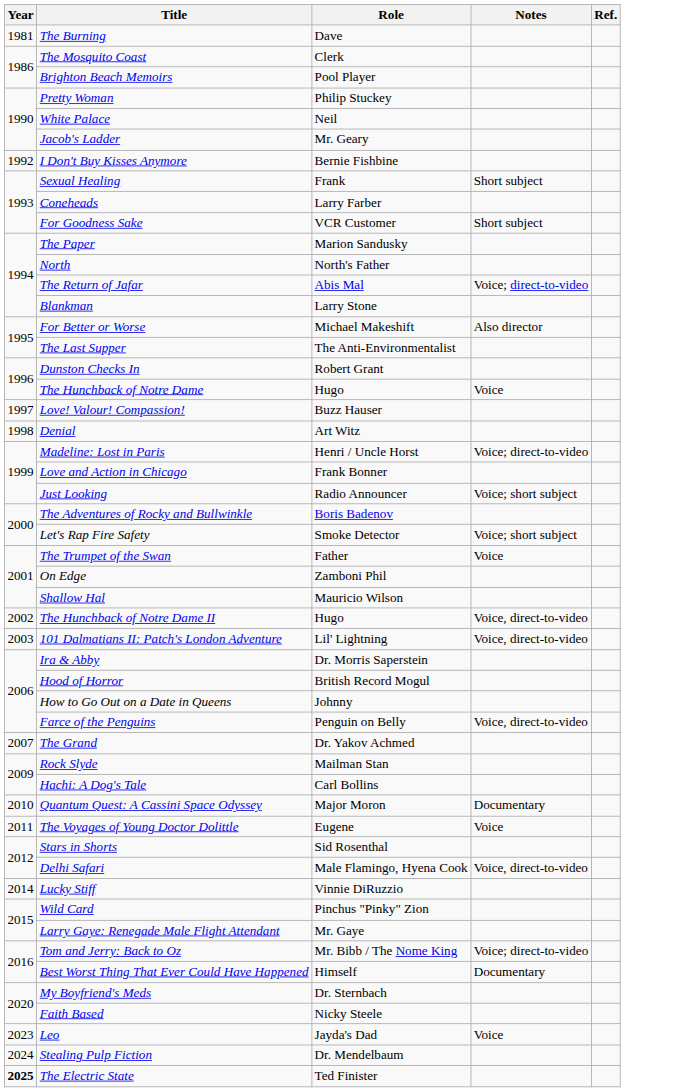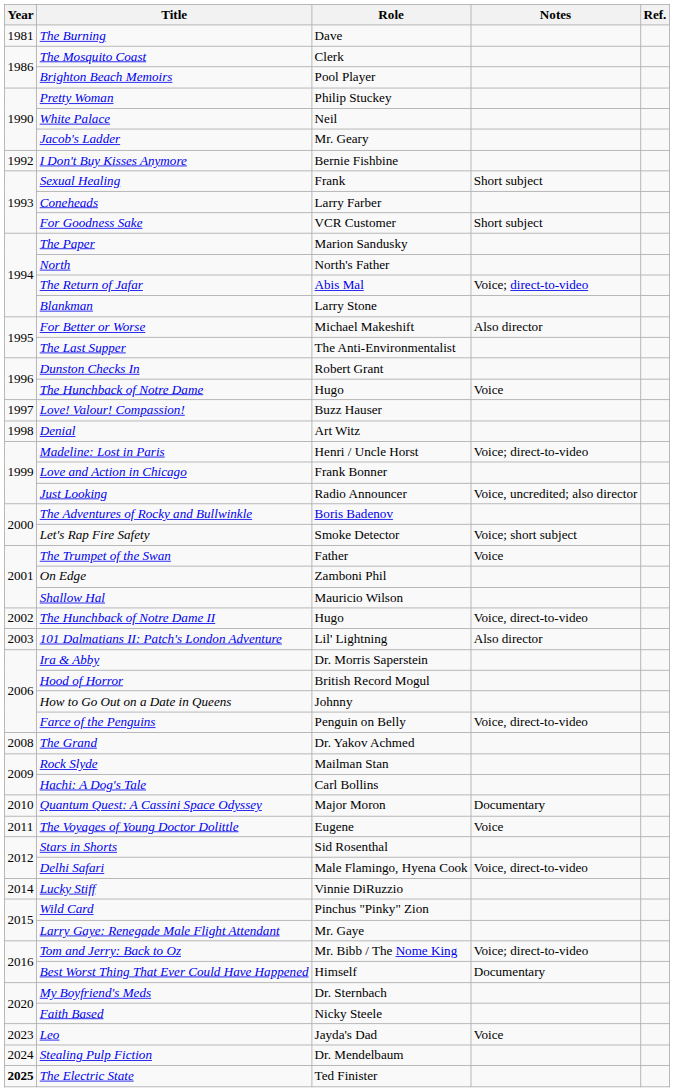(525, 493) Voice; short subject -> (556, 493) Voice, uncredited; also director
(531, 639) Voice, direct-to-video -> (508, 639) Also director
(21, 743) 2007 -> (21, 743) 2008
